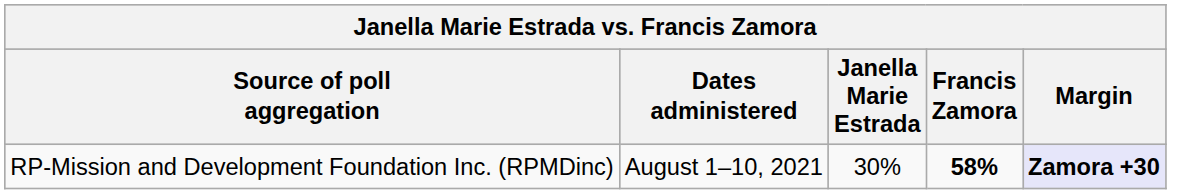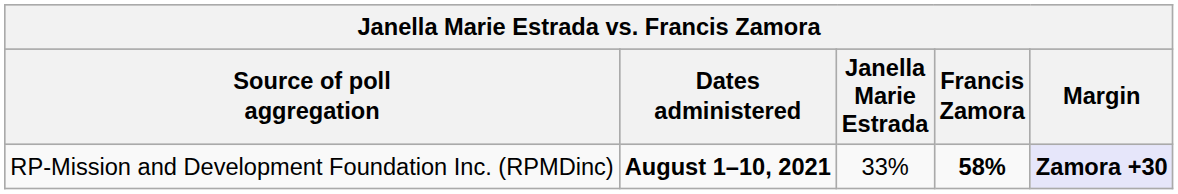(724, 167) normal -> (728, 167) bold
(877, 167) 30% -> (885, 167) 33%
